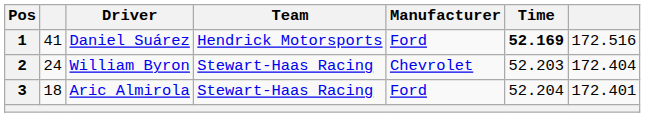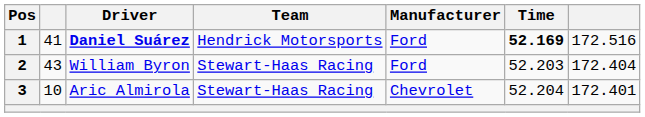(130, 42) normal -> (130, 42) bold
(53, 67) 24 -> (53, 67) 43
(432, 67) Chevrolet -> (408, 67) Ford
(53, 92) 18 -> (53, 92) 10
(408, 92) Ford -> (432, 92) Chevrolet
